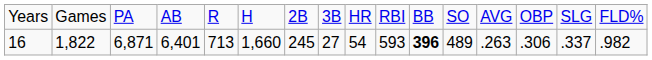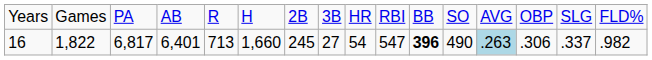(134, 42) 6,871 -> (134, 42) 6,817
(392, 42) 593 -> (392, 42) 547
(460, 42) 489 -> (460, 42) 490
(496, 42) no background -> (496, 42) lightblue background
